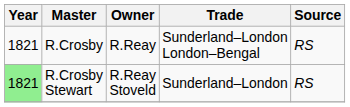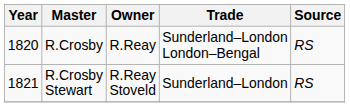(23, 45) 1821 -> (23, 45) 1820
(23, 83) lightgreen background -> (23, 83) no background
